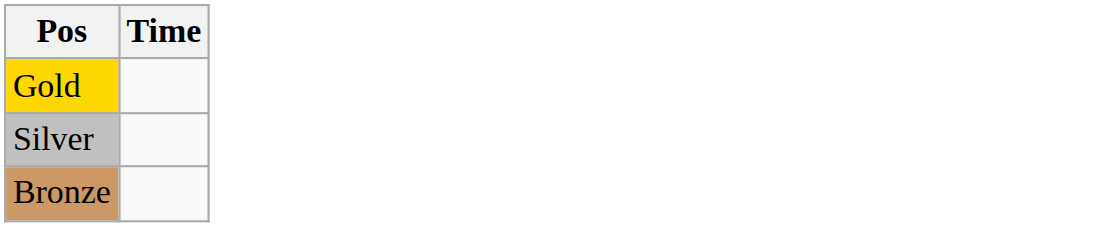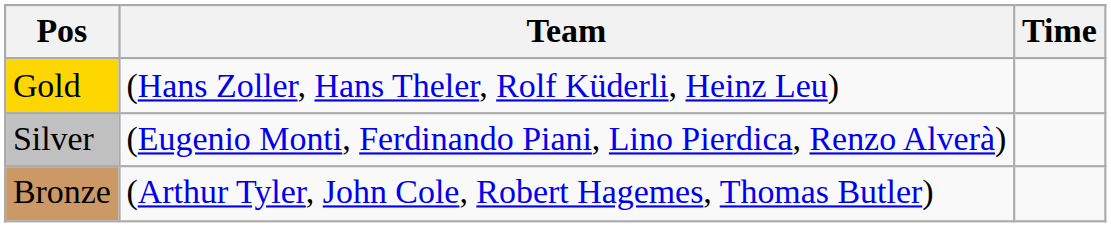+ column: (566, 31)
